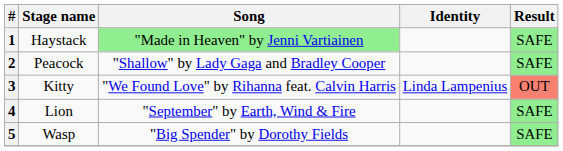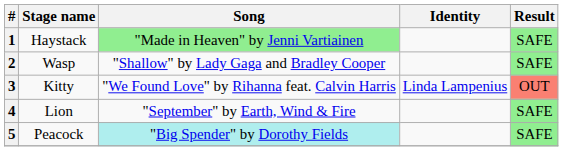(59, 63) Peacock -> (59, 63) Wasp
(59, 134) Wasp -> (59, 134) Peacock
(249, 134) no background -> (249, 134) paleturquoise background
